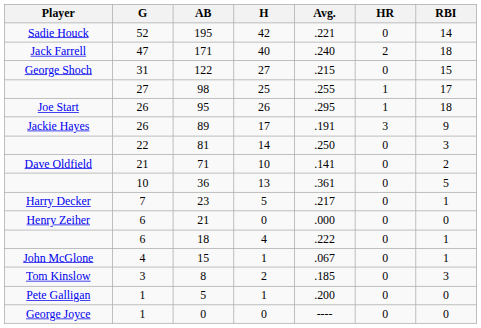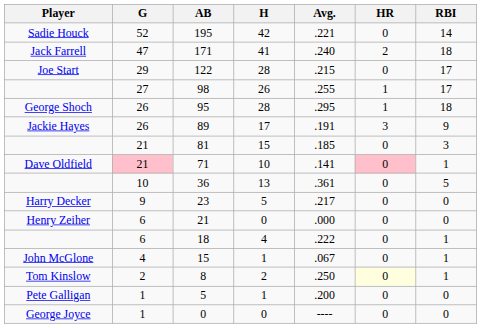(264, 51) 40 -> (264, 51) 41
(58, 70) George Shoch -> (58, 70) Joe Start
(143, 70) 31 -> (143, 70) 29
(264, 70) 27 -> (264, 70) 28
(446, 70) 15 -> (446, 70) 17
(264, 88) 25 -> (264, 88) 26
(58, 107) Joe Start -> (58, 107) George Shoch
(264, 107) 26 -> (264, 107) 28
(143, 145) 22 -> (143, 145) 21
(264, 145) 14 -> (264, 145) 15
(325, 145) .250 -> (325, 145) .185
(143, 164) no background -> (143, 164) pink background
(385, 164) no background -> (385, 164) pink background
(446, 164) 2 -> (446, 164) 1
(143, 201) 7 -> (143, 201) 9
(446, 201) 1 -> (446, 201) 0
(143, 276) 3 -> (143, 276) 2
(325, 276) .185 -> (325, 276) .250
(385, 276) no background -> (385, 276) lightyellow background
(446, 276) 3 -> (446, 276) 1
